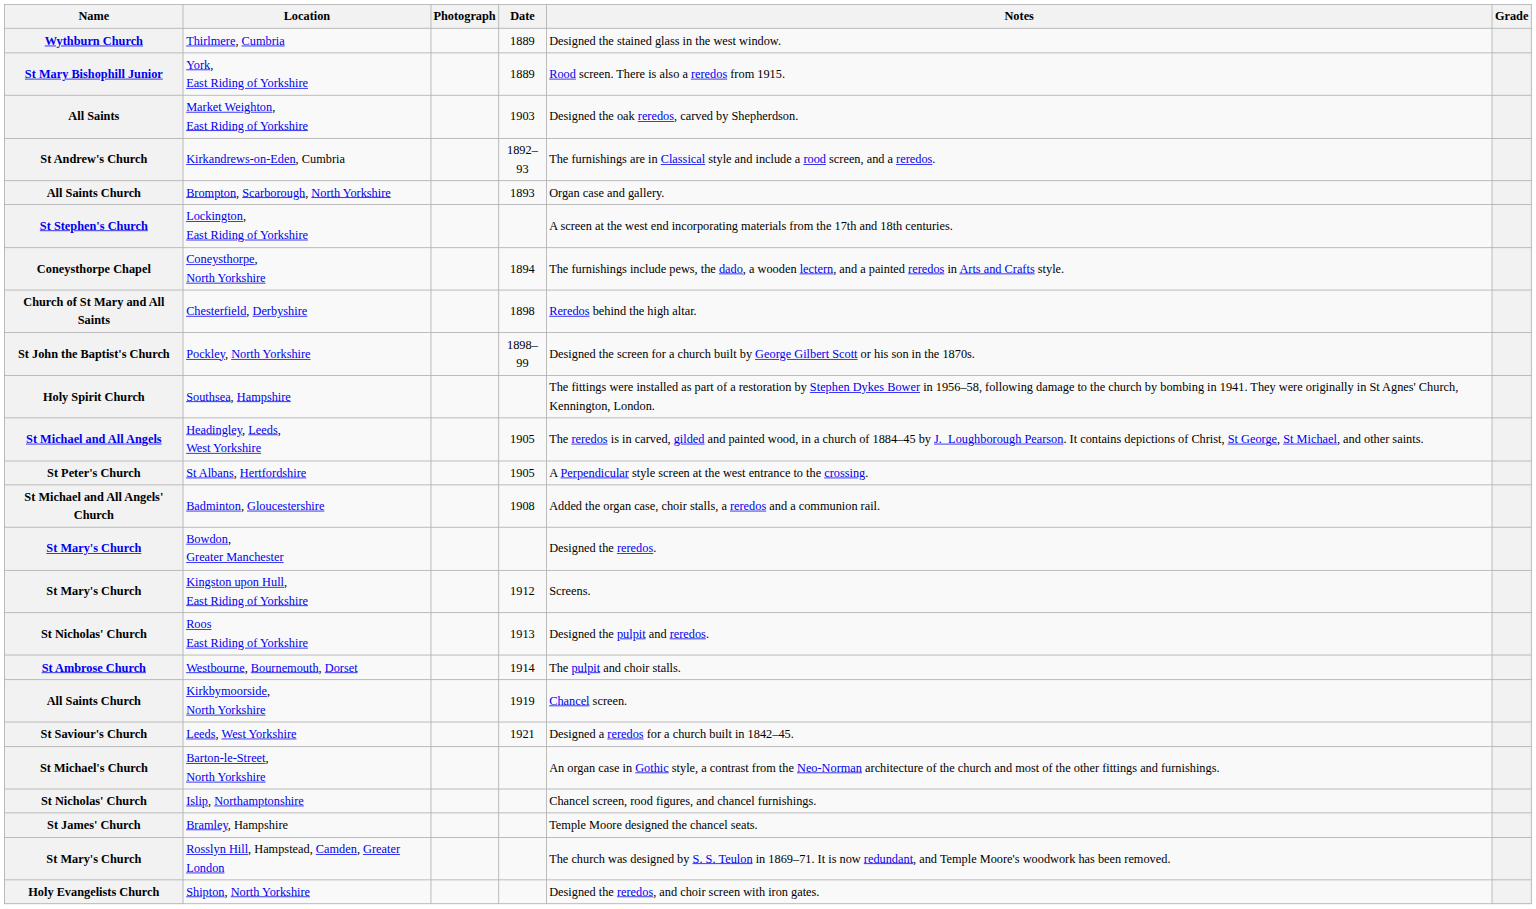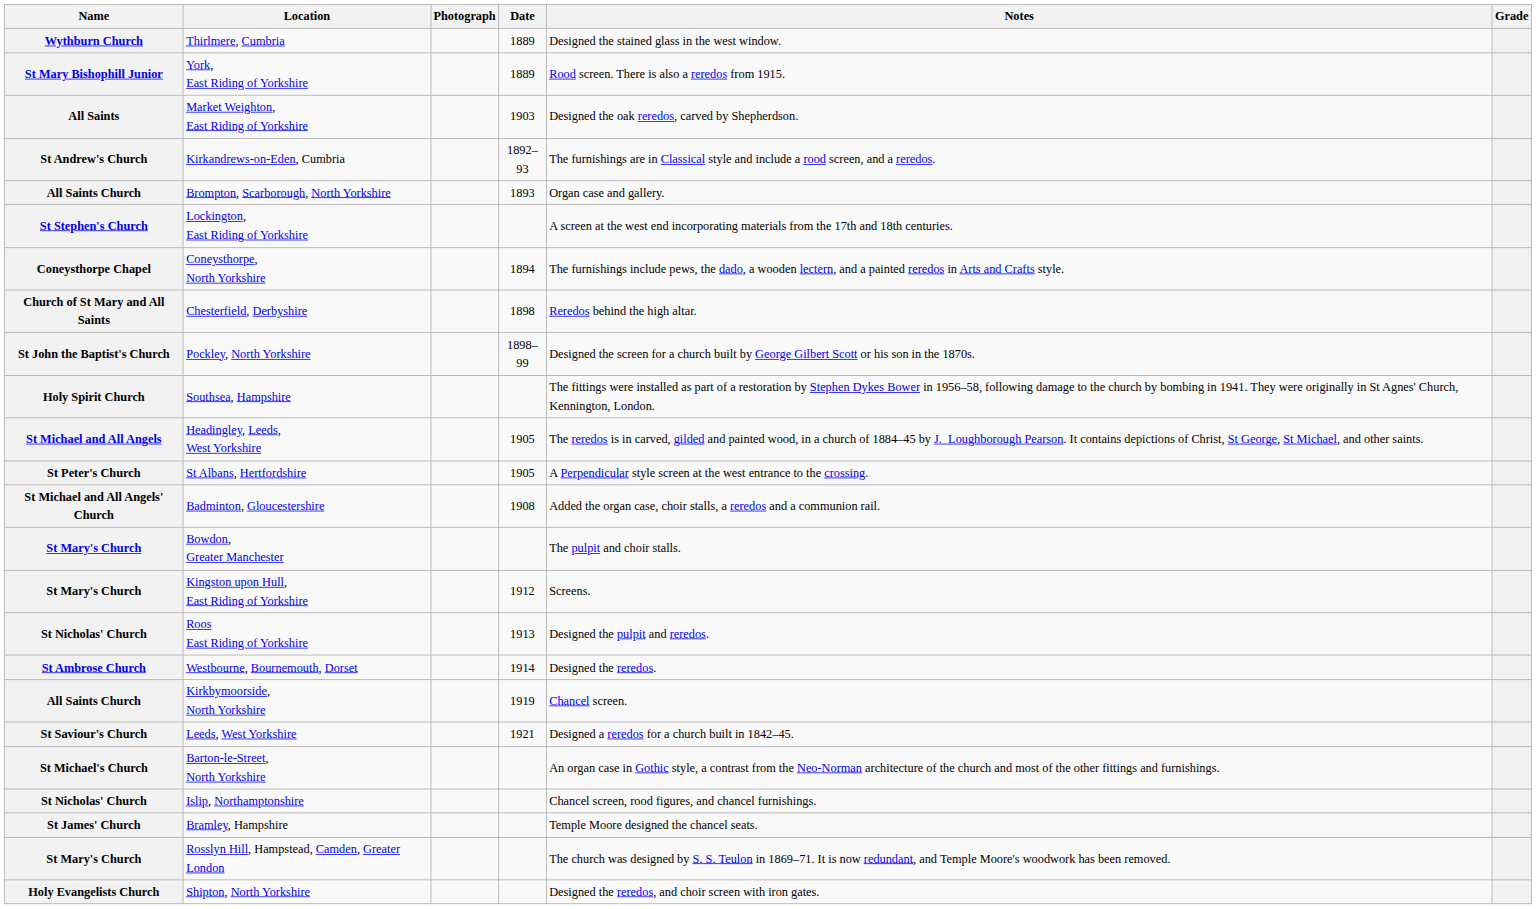(603, 548) Designed the reredos. -> (615, 548) The pulpit and choir stalls.
(615, 667) The pulpit and choir stalls. -> (603, 667) Designed the reredos.
